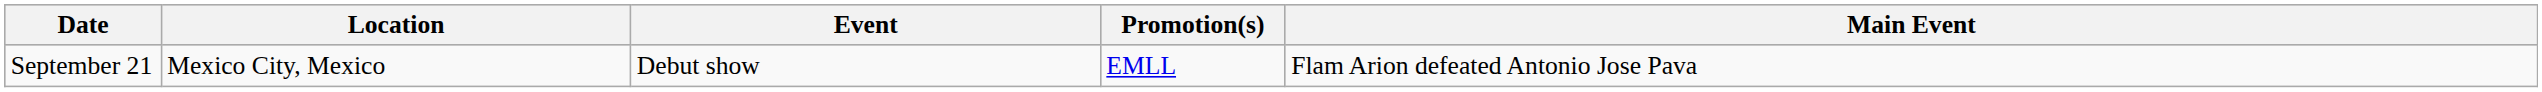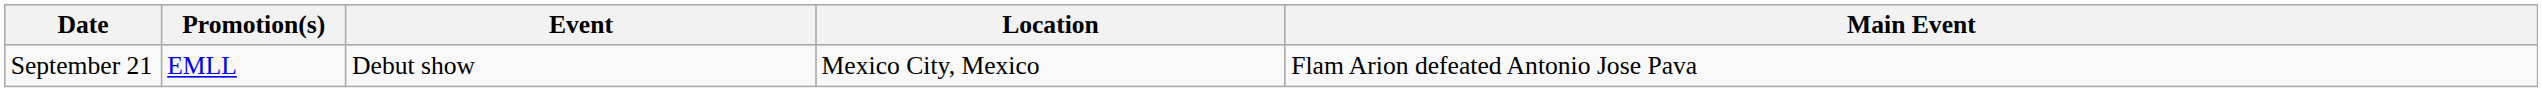columns swapped: (1193, 24) <-> (396, 24)
